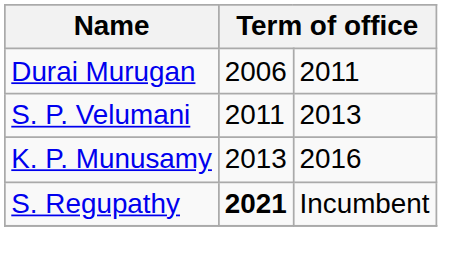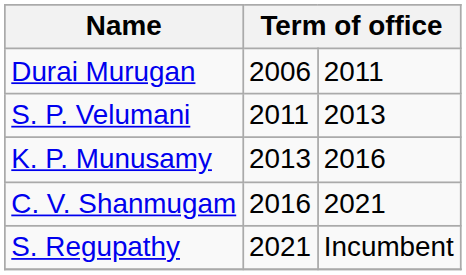+ row: (124, 203)
(256, 203) bold -> (280, 247) normal
